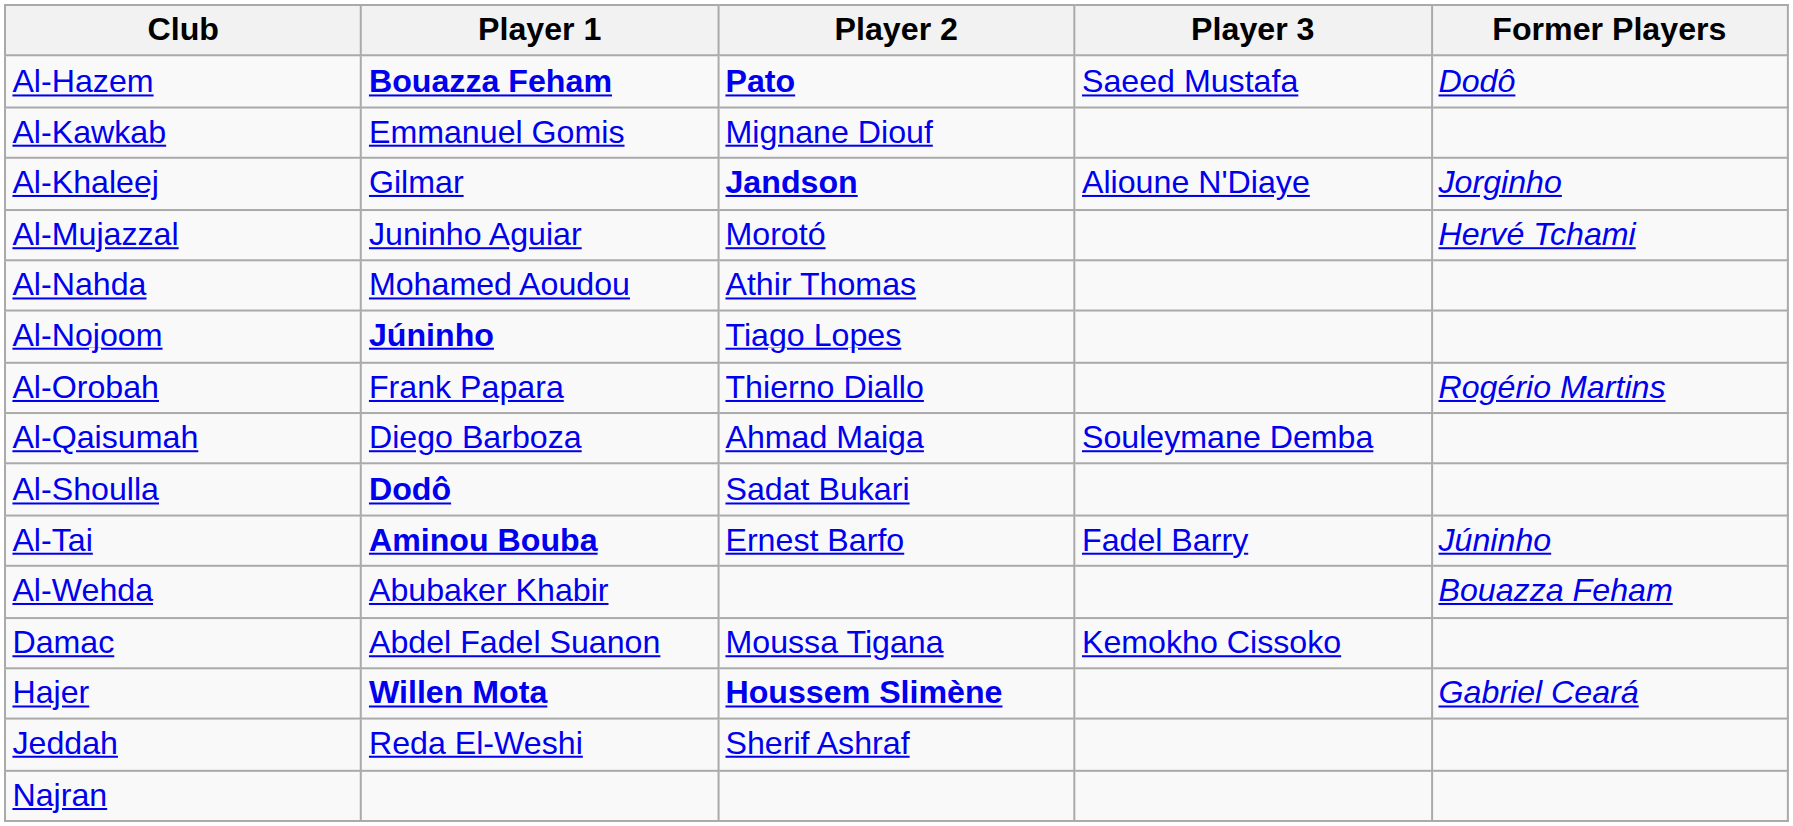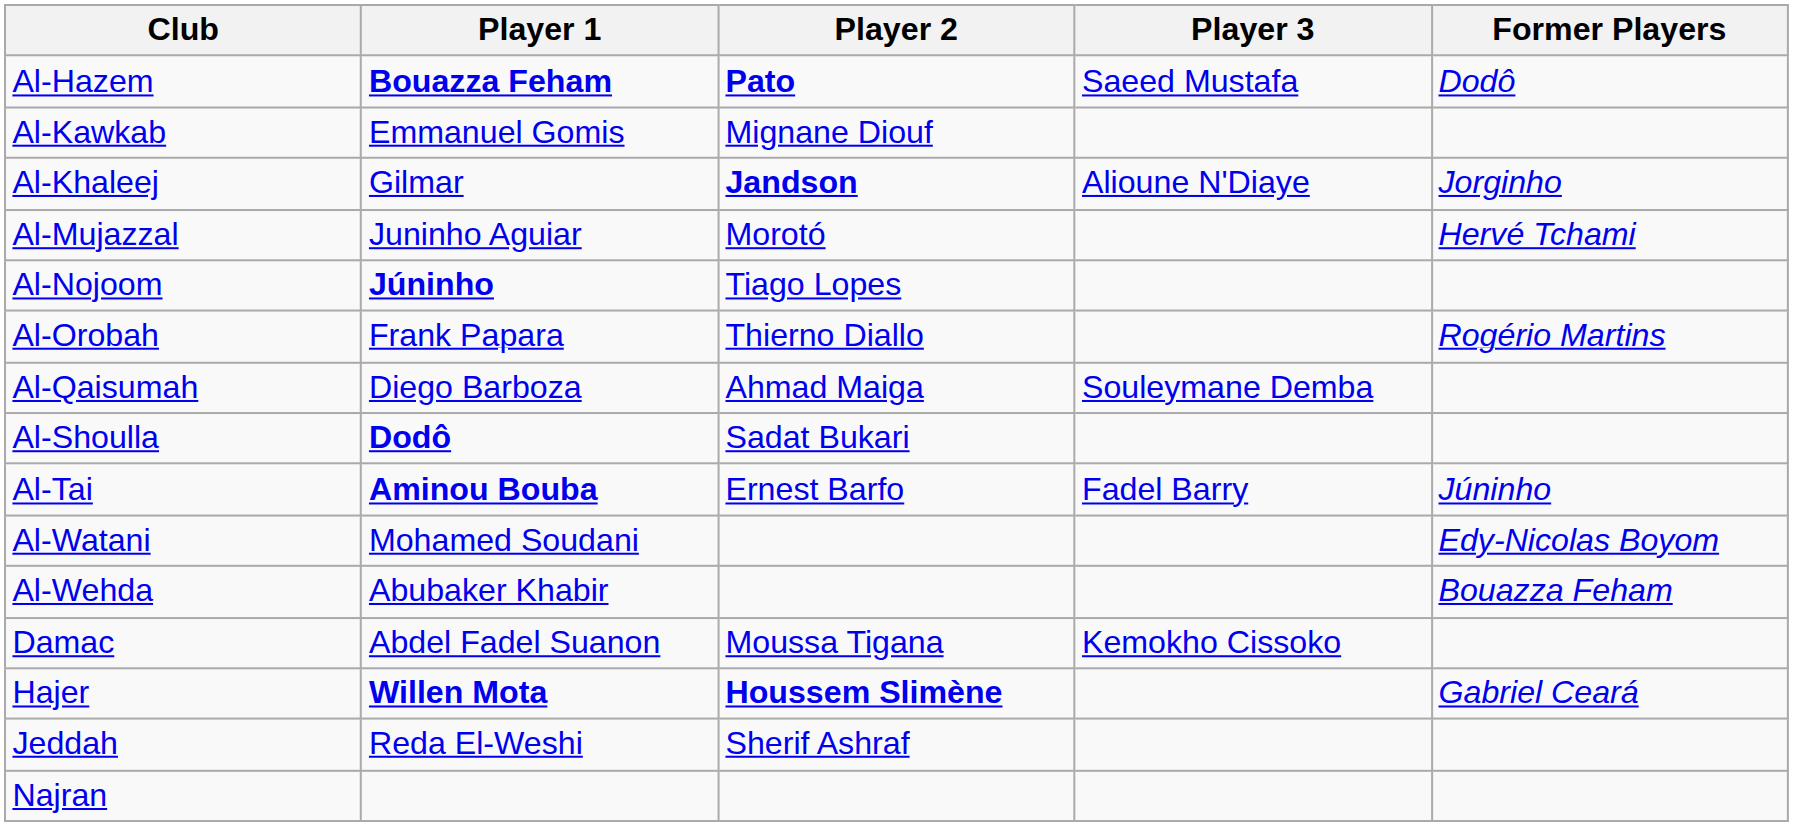- row: (79, 285)
+ row: (82, 540)
